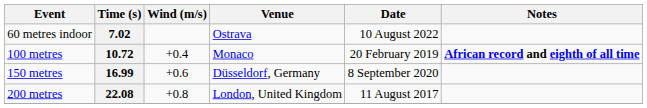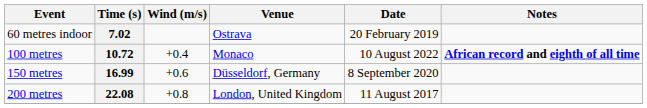(399, 34) 10 August 2022 -> (394, 34) 20 February 2019
(394, 53) 20 February 2019 -> (399, 53) 10 August 2022
